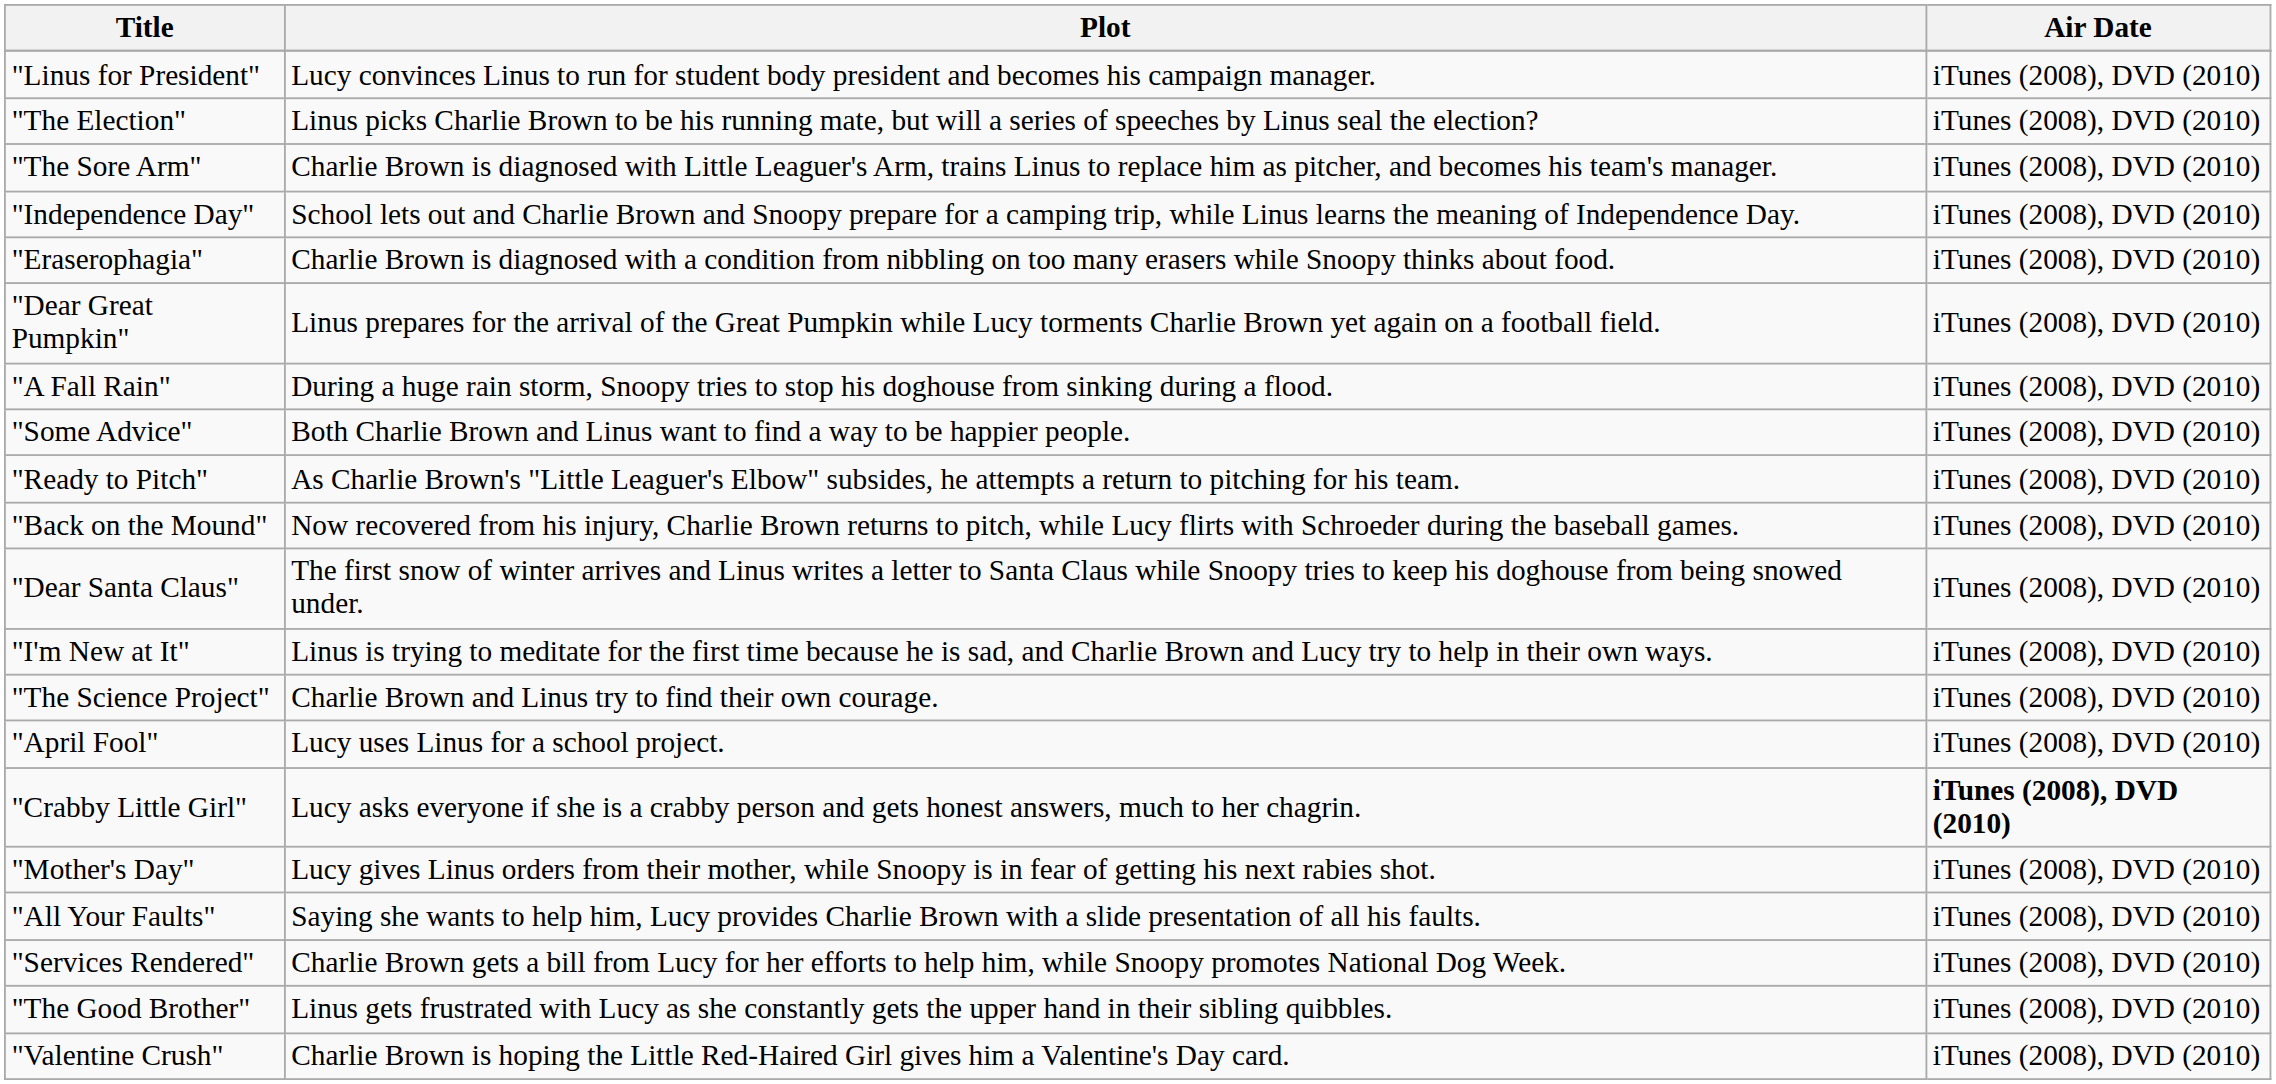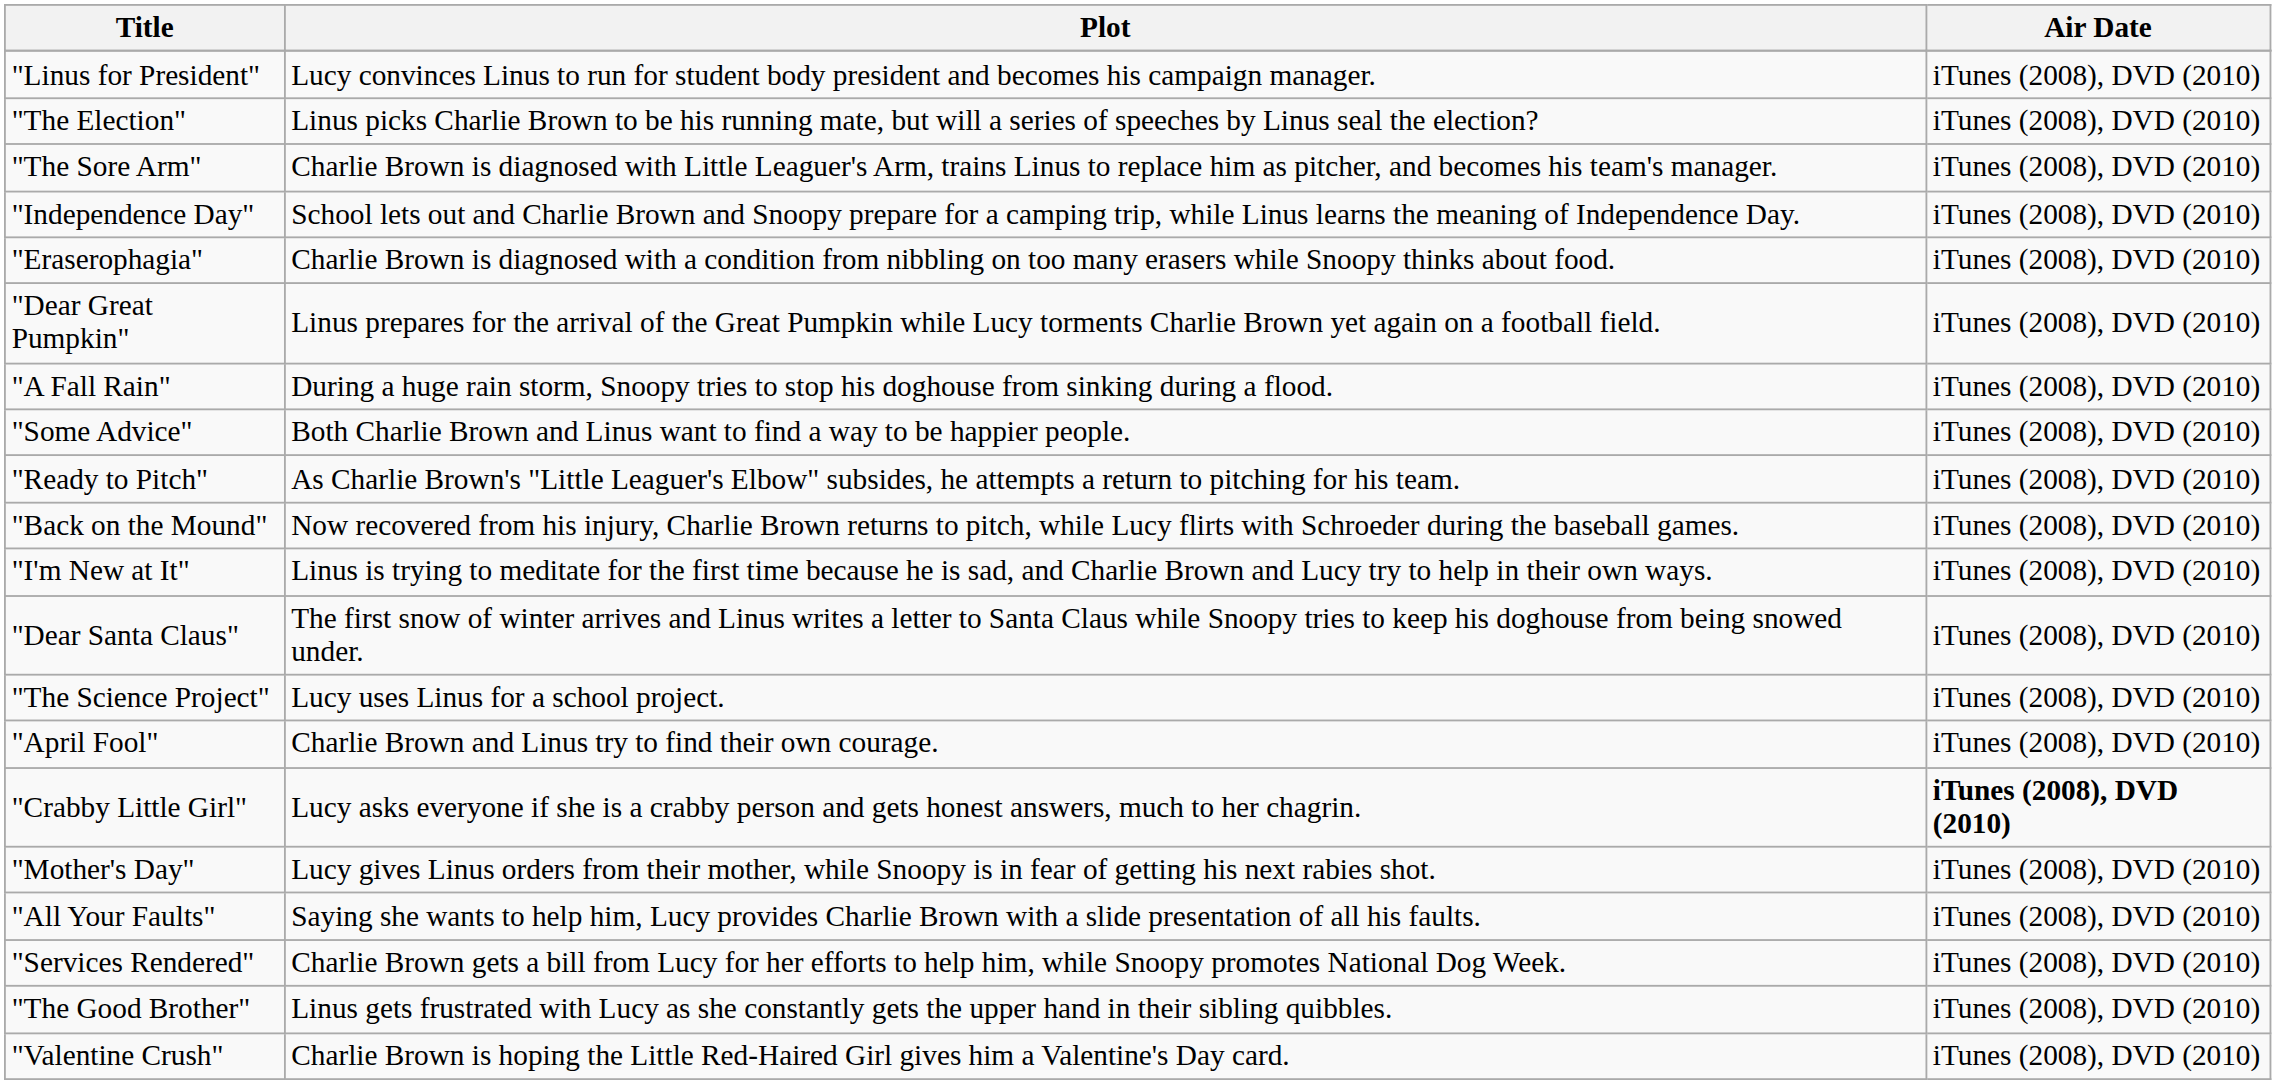rows swapped: (125, 587) <-> (101, 650)
(615, 697) Charlie Brown and Linus try to find their own courage. -> (508, 697) Lucy uses Linus for a school project.
(508, 743) Lucy uses Linus for a school project. -> (615, 743) Charlie Brown and Linus try to find their own courage.
